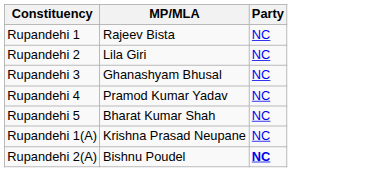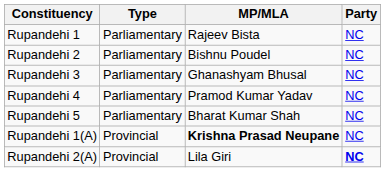+ column: (142, 14)
(125, 55) Lila Giri -> (229, 55) Bishnu Poudel
(174, 136) normal -> (264, 136) bold
(144, 156) Bishnu Poudel -> (209, 156) Lila Giri
